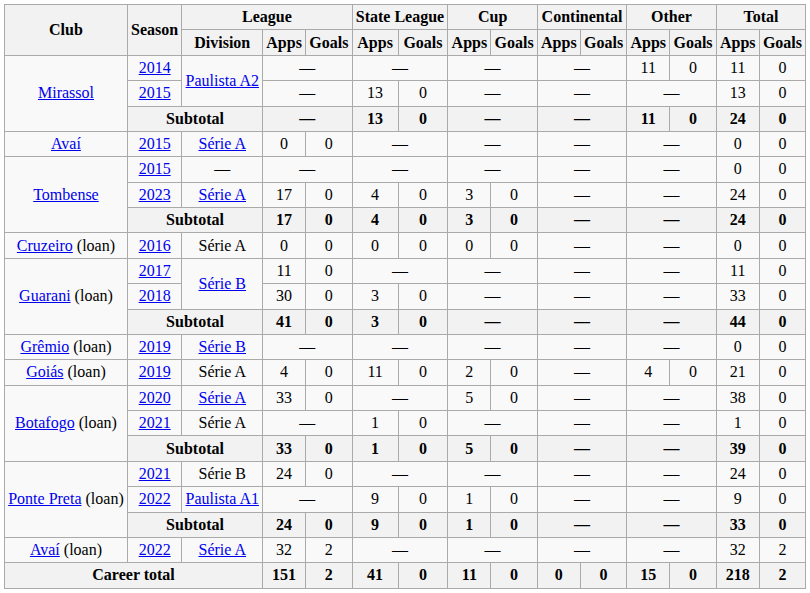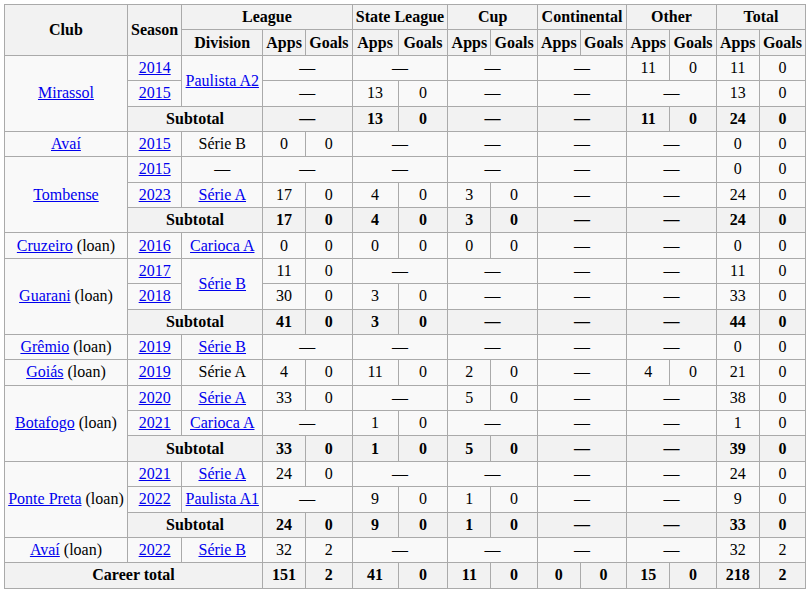(222, 144) Série A -> (222, 144) Série B
(222, 245) Série A -> (222, 245) Carioca A
(222, 423) Série A -> (222, 423) Carioca A
(222, 473) Série B -> (222, 473) Série A
(222, 550) Série A -> (222, 550) Série B
